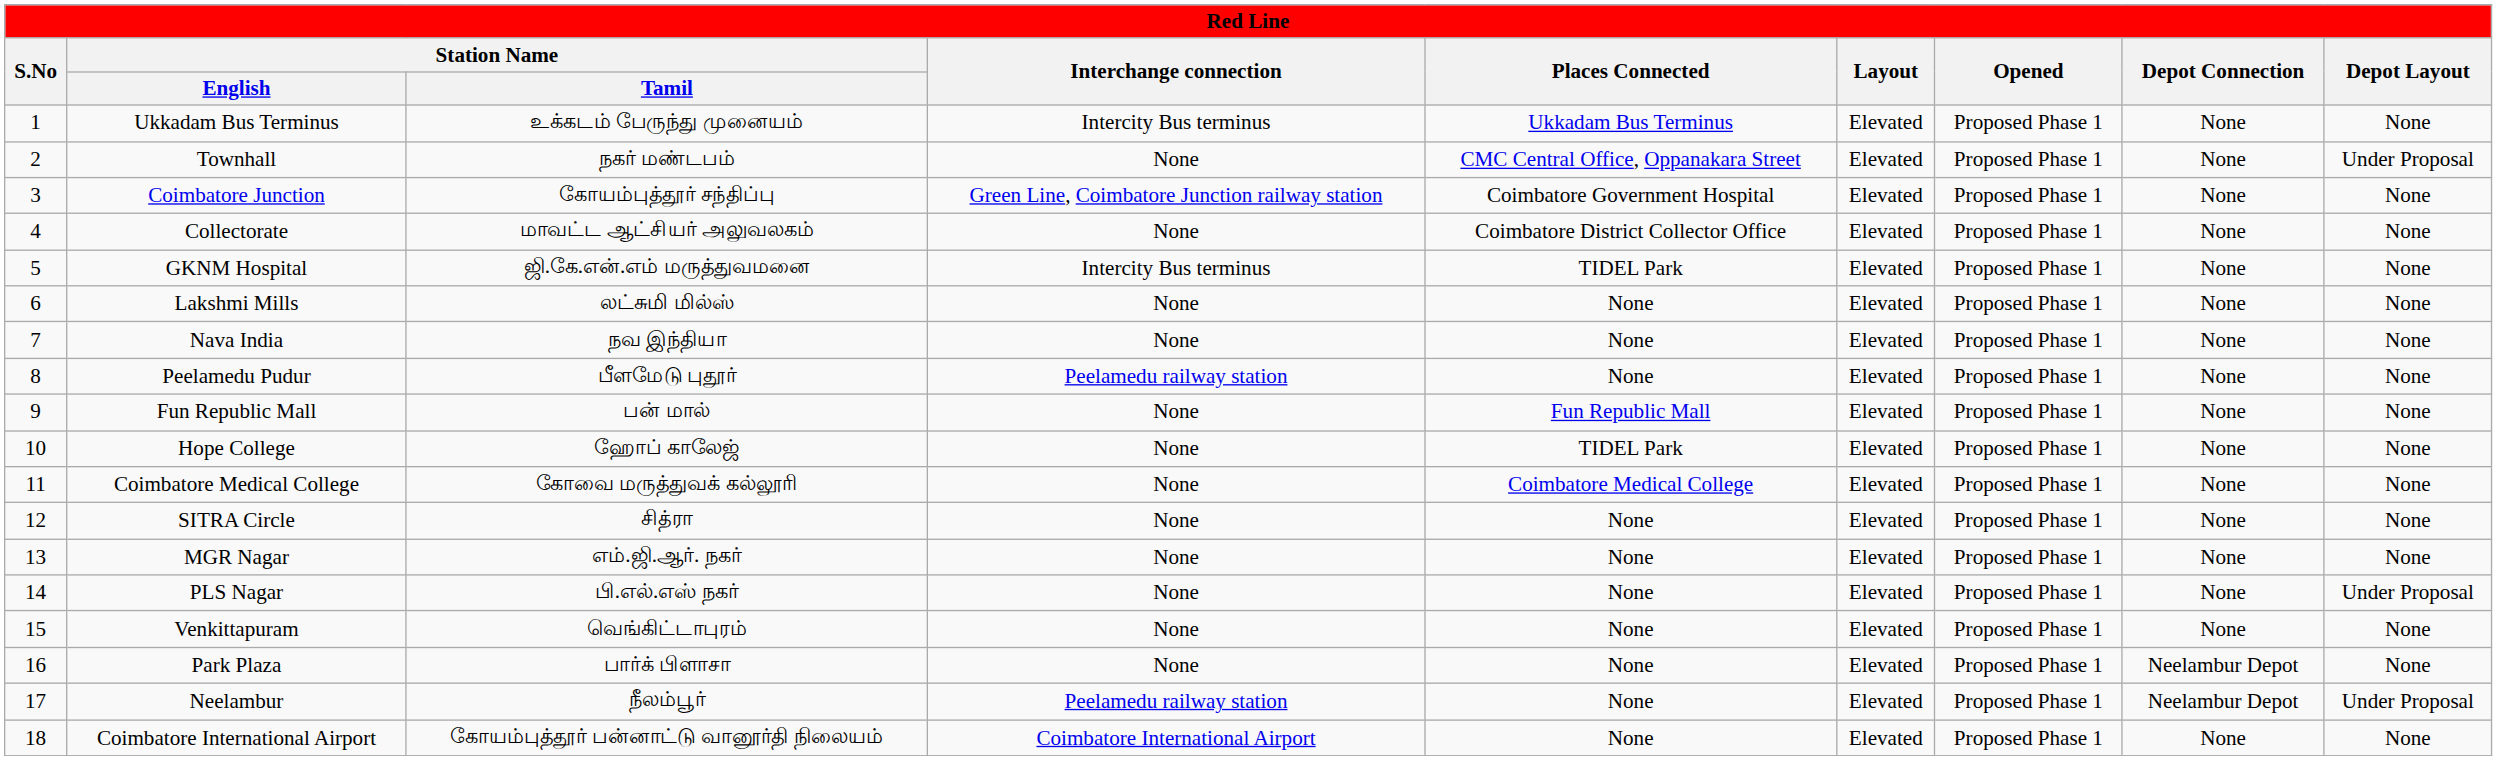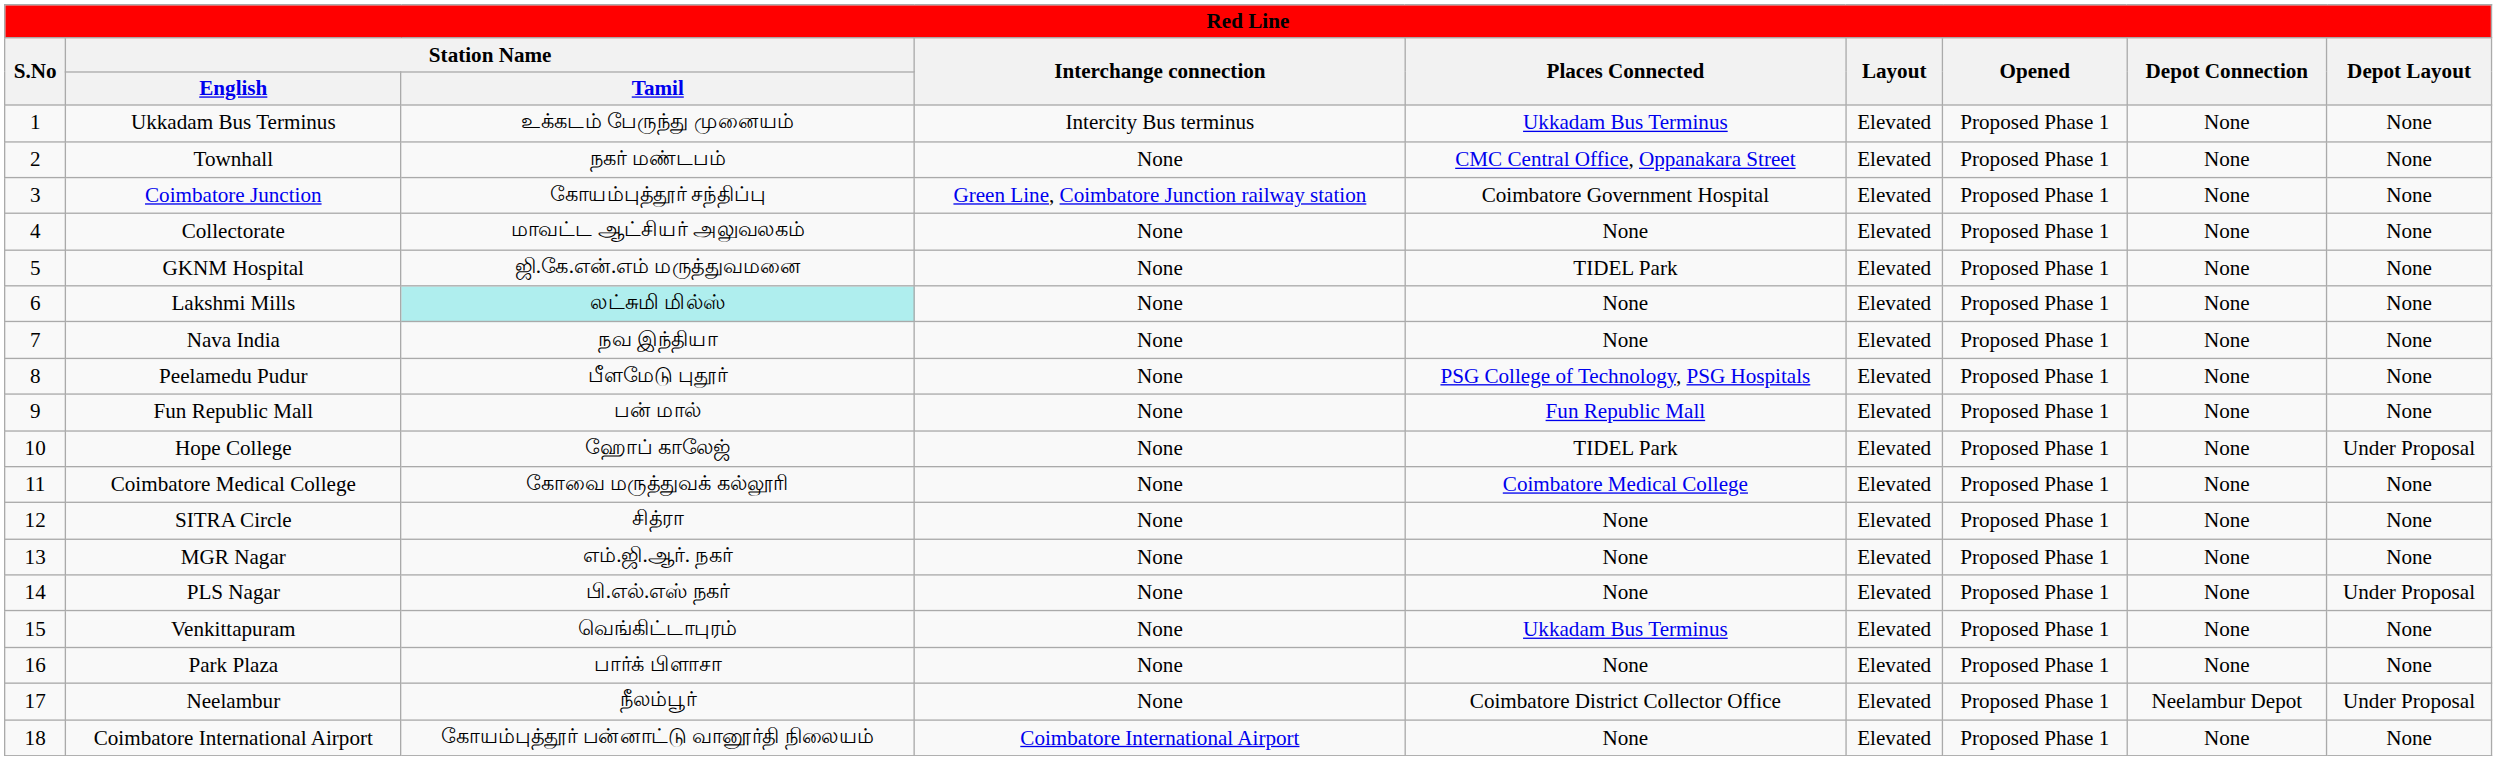(2408, 159) Under Proposal -> (2409, 159) None
(1631, 231) Coimbatore District Collector Office -> (1625, 231) None
(1176, 267) Intercity Bus terminus -> (1160, 267) None
(667, 302) no background -> (658, 302) paleturquoise background
(1176, 375) Peelamedu railway station -> (1160, 375) None
(1631, 375) None -> (1625, 375) PSG College of Technology, PSG Hospitals
(2408, 448) None -> (2409, 448) Under Proposal
(1631, 628) None -> (1625, 628) Ukkadam Bus Terminus
(2223, 665) Neelambur Depot -> (2227, 665) None
(1176, 701) Peelamedu railway station -> (1160, 701) None
(1631, 701) None -> (1625, 701) Coimbatore District Collector Office
